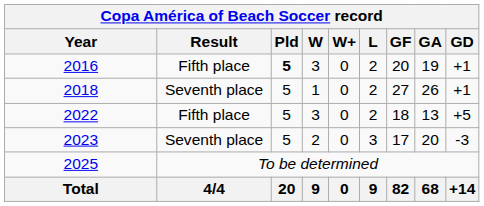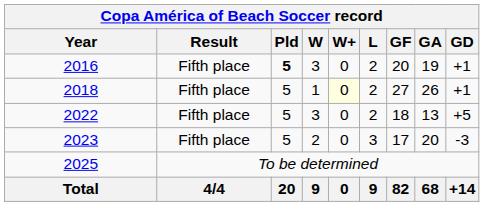(214, 90) Seventh place -> (214, 90) Fifth place
(344, 90) no background -> (344, 90) lightyellow background
(214, 139) Seventh place -> (214, 139) Fifth place
